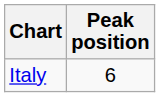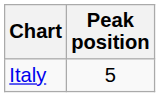(110, 75) 6 -> (110, 75) 5
